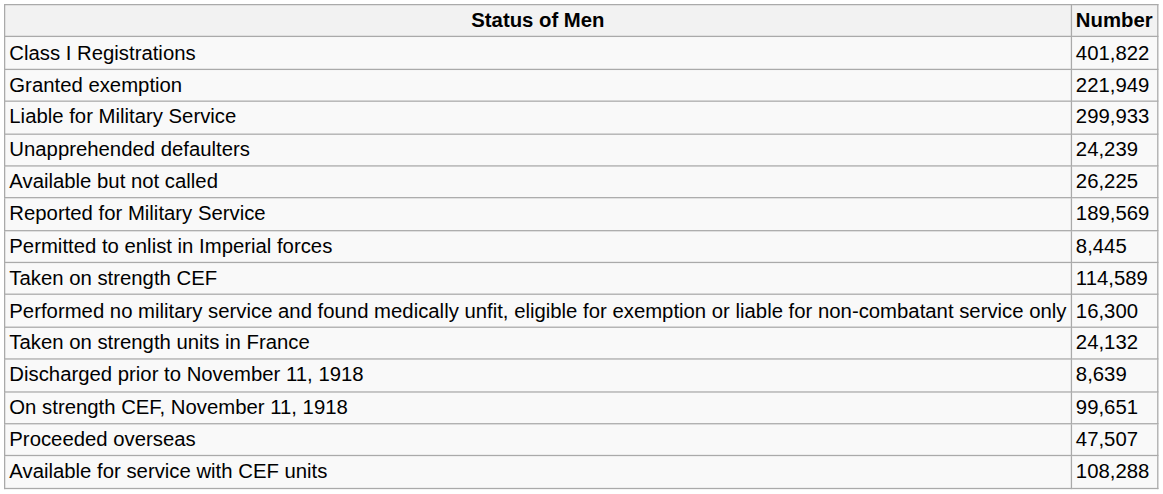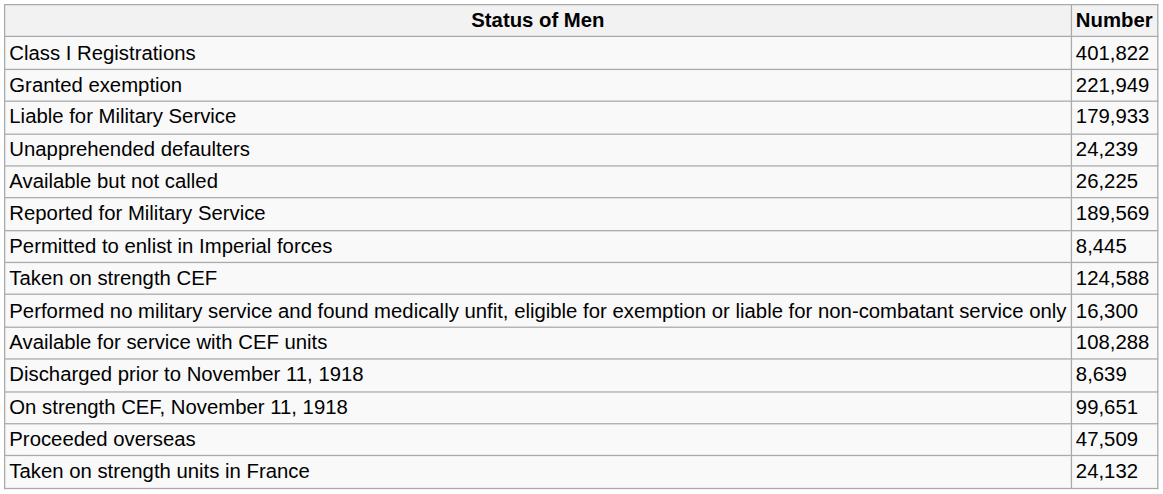(1113, 117) 299,933 -> (1113, 117) 179,933
(1112, 278) 114,589 -> (1113, 278) 124,588
rows swapped: (168, 471) <-> (160, 342)
(1107, 439) 47,507 -> (1107, 439) 47,509
